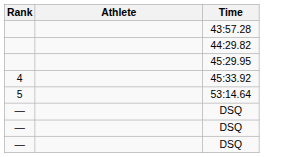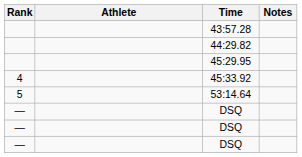+ column: (278, 12)
